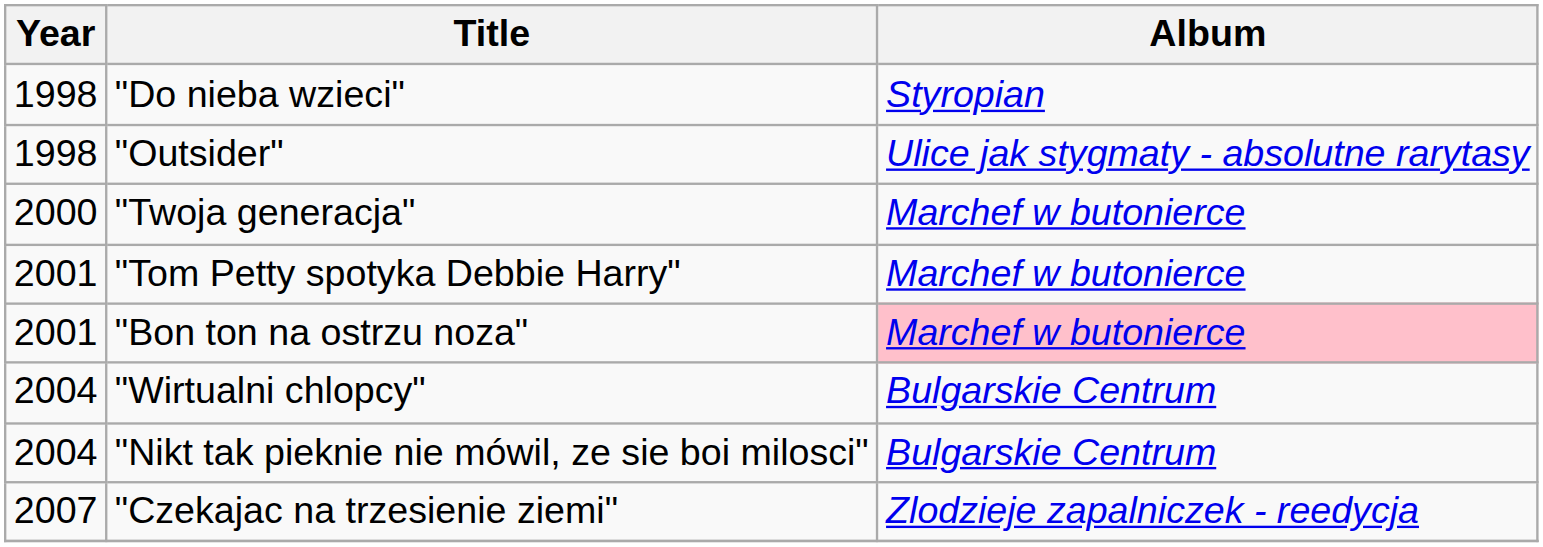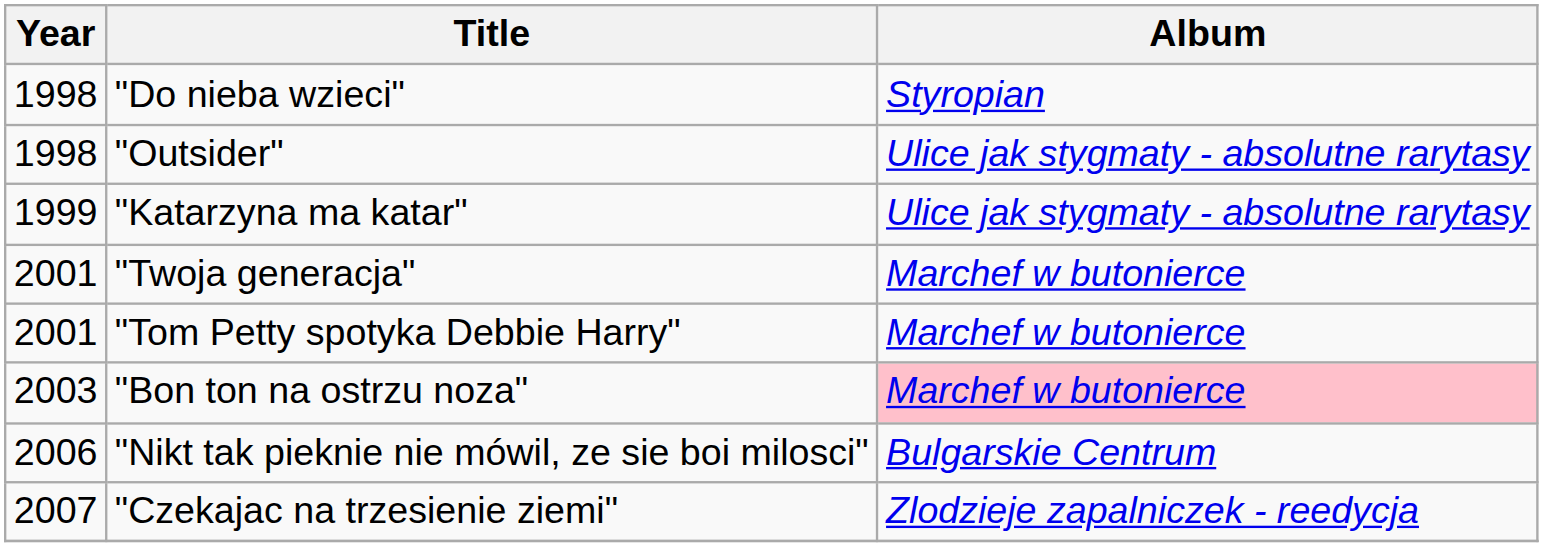+ row: (291, 213)
(56, 213) 2000 -> (56, 272) 2001
(56, 332) 2001 -> (56, 392) 2003
- row: (270, 392)
(56, 451) 2004 -> (56, 451) 2006
